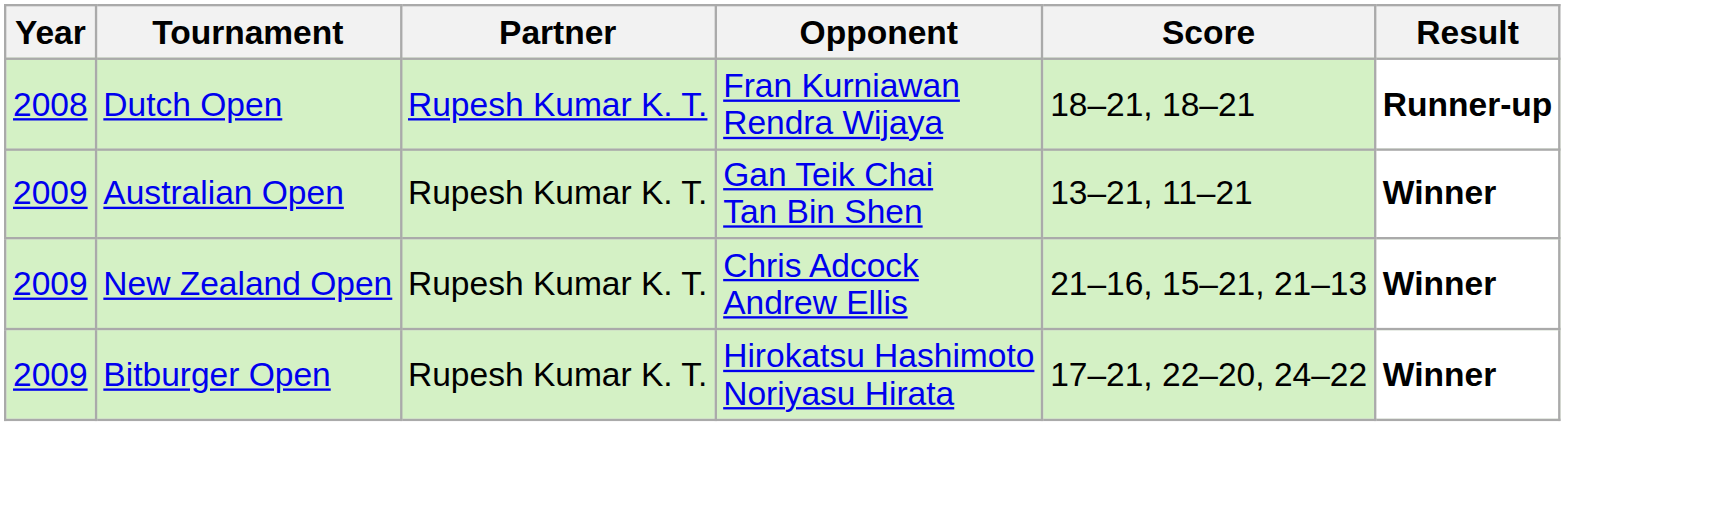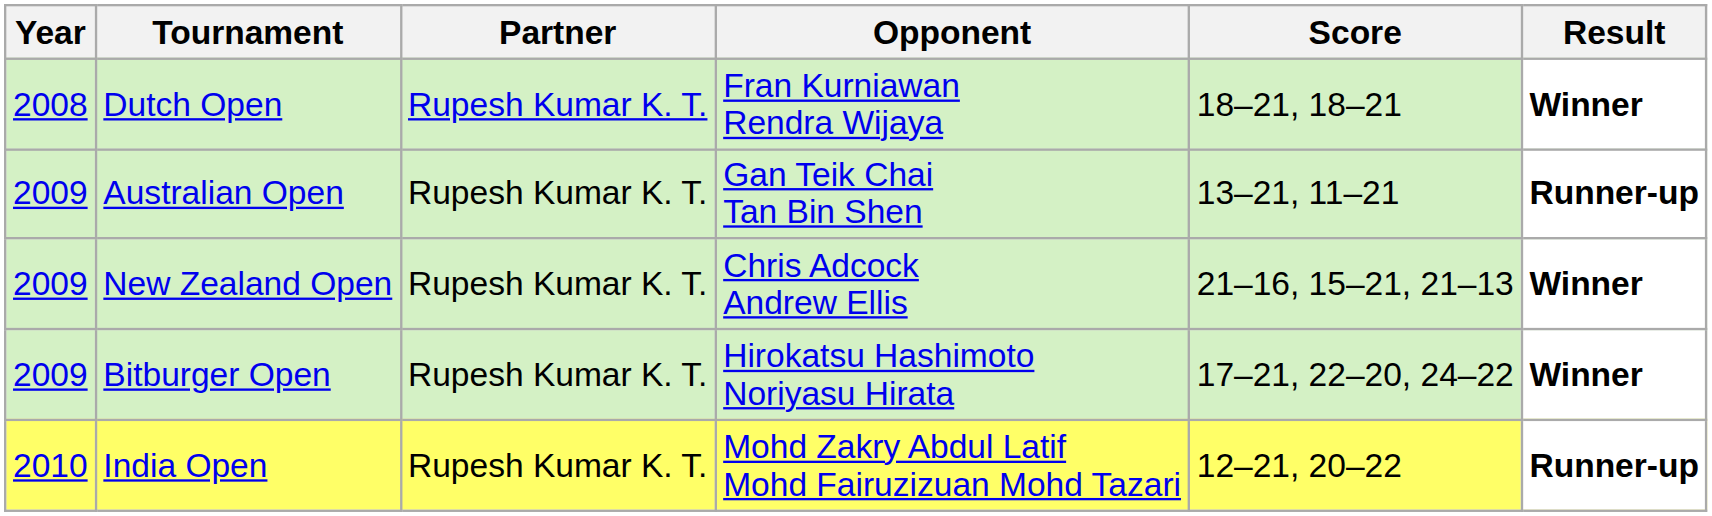(1468, 104) Runner-up -> (1586, 104) Winner
(1440, 194) Winner -> (1614, 194) Runner-up
+ row: (185, 465)
